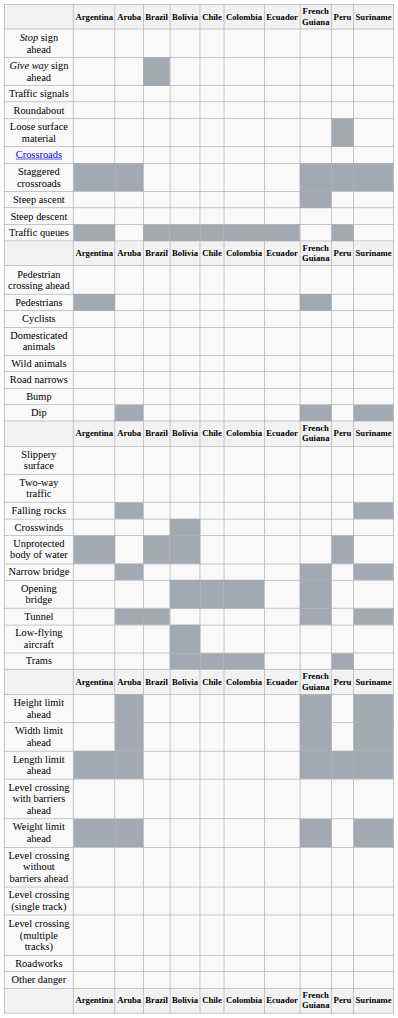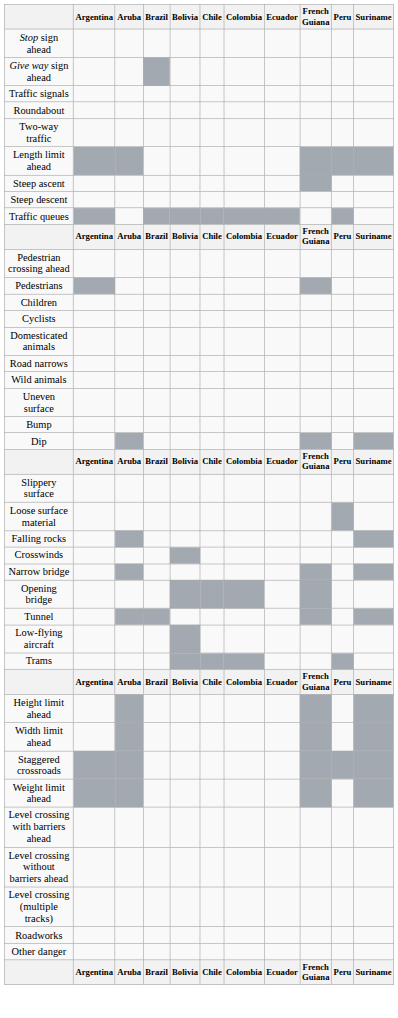rows swapped: (39, 488) <-> (39, 132)
- row: (39, 155)
rows swapped: (39, 177) <-> (39, 765)
+ row: (39, 302)
rows swapped: (39, 363) <-> (39, 380)
+ row: (39, 402)
- row: (39, 549)
rows swapped: (39, 833) <-> (39, 799)
- row: (39, 901)
